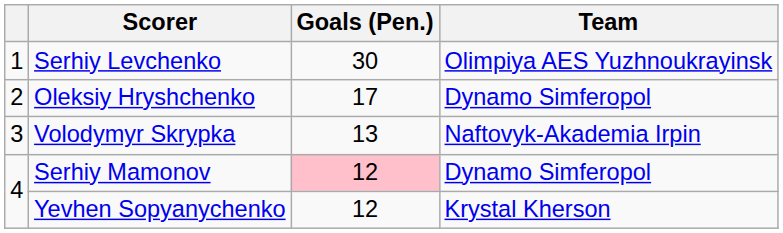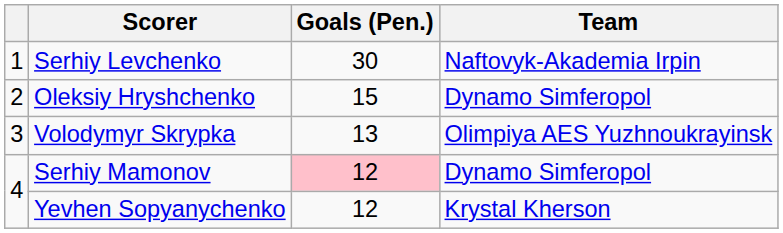(608, 60) Olimpiya AES Yuzhnoukrayinsk -> (573, 60) Naftovyk-Akademia Irpin
(365, 97) 17 -> (365, 97) 15
(573, 135) Naftovyk-Akademia Irpin -> (608, 135) Olimpiya AES Yuzhnoukrayinsk
